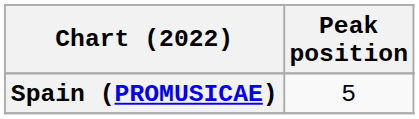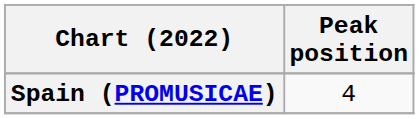(349, 94) 5 -> (349, 94) 4
